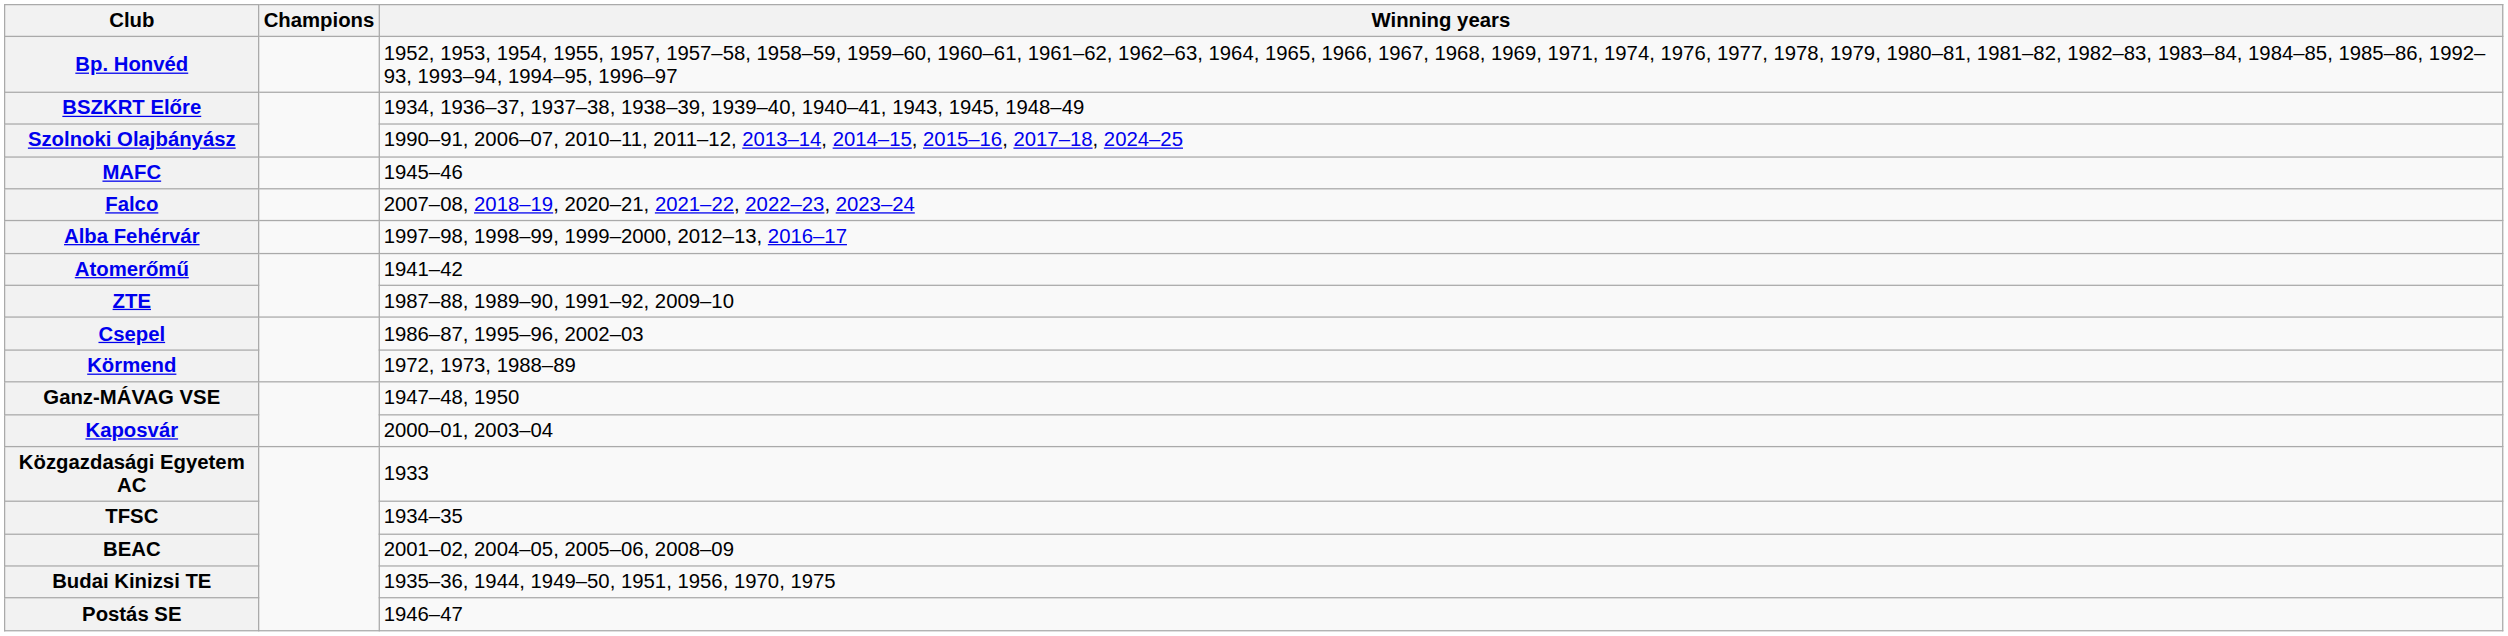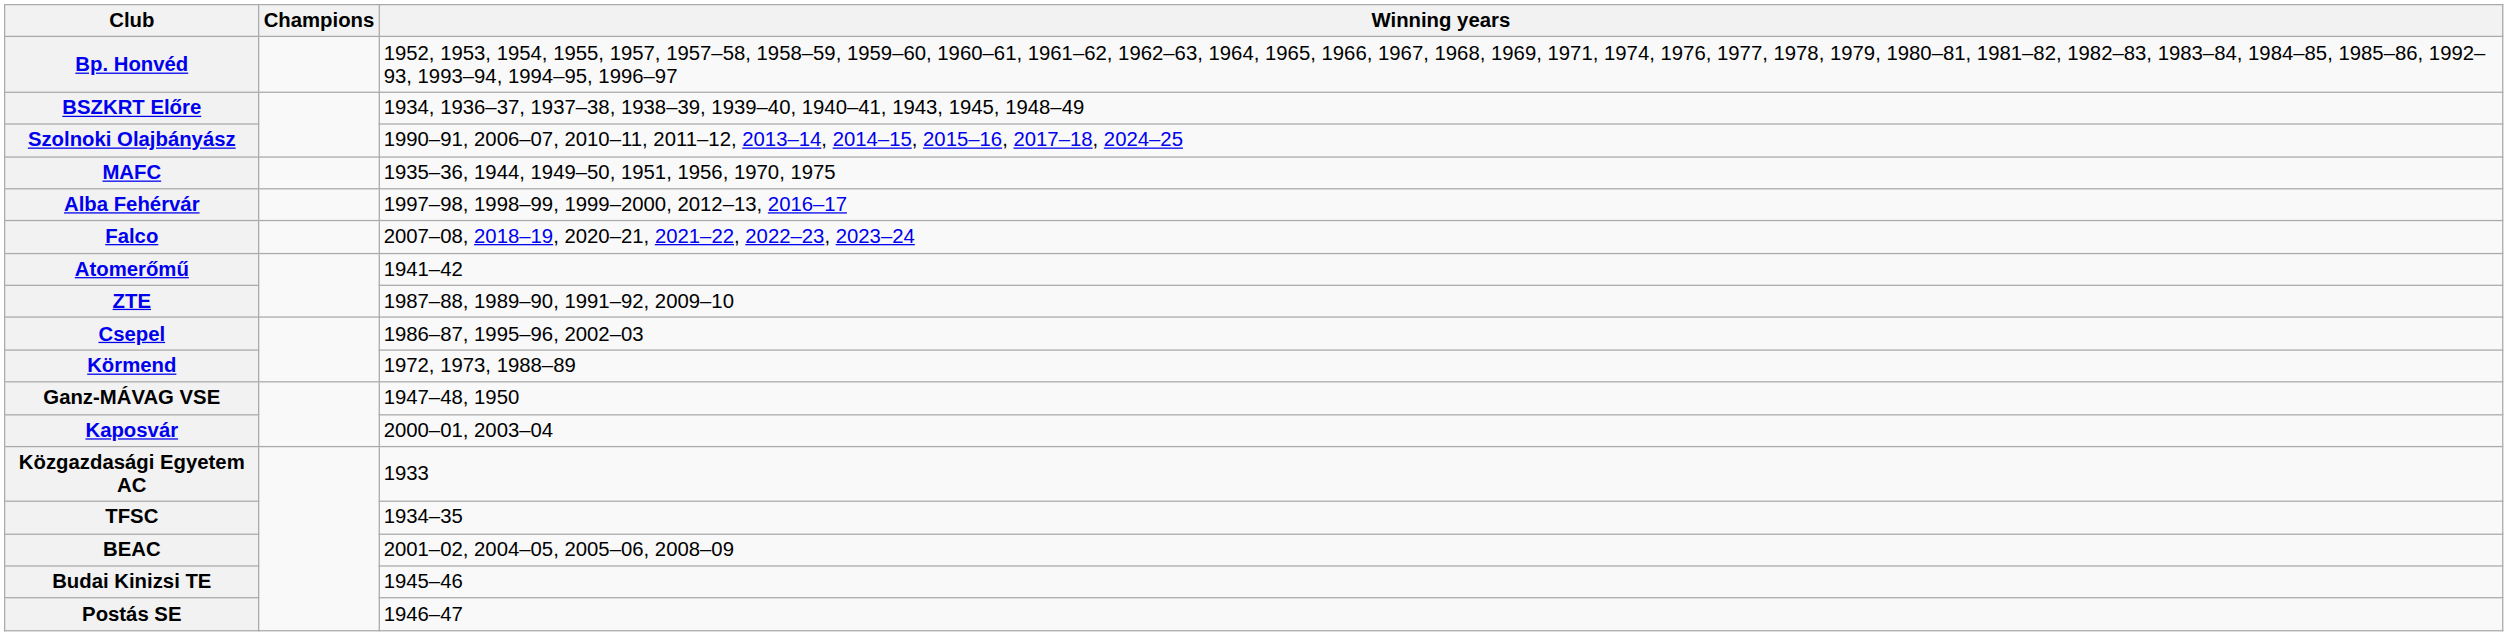(423, 172) 1945–46 -> (610, 172) 1935–36, 1944, 1949–50, 1951, 1956, 1970, 1975
rows swapped: (132, 204) <-> (132, 236)
(610, 581) 1935–36, 1944, 1949–50, 1951, 1956, 1970, 1975 -> (423, 581) 1945–46
